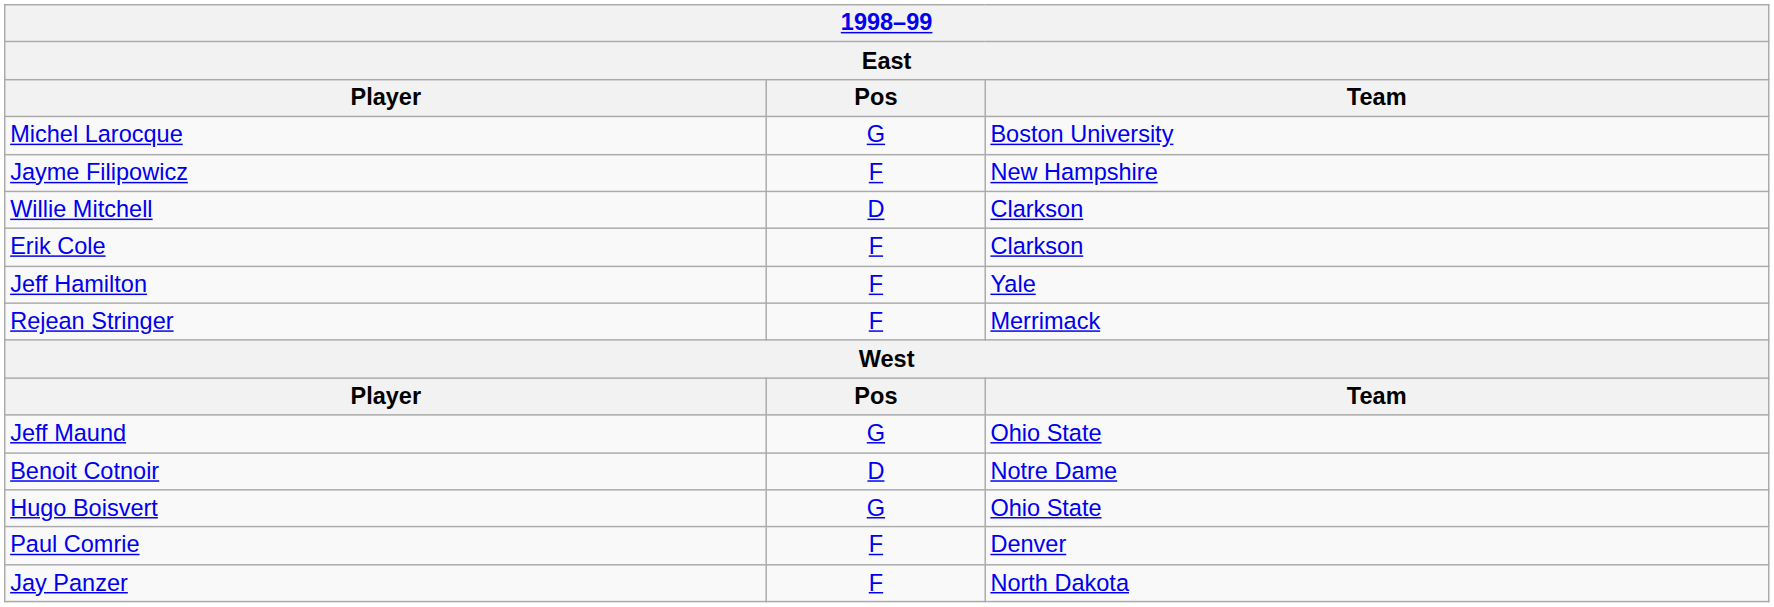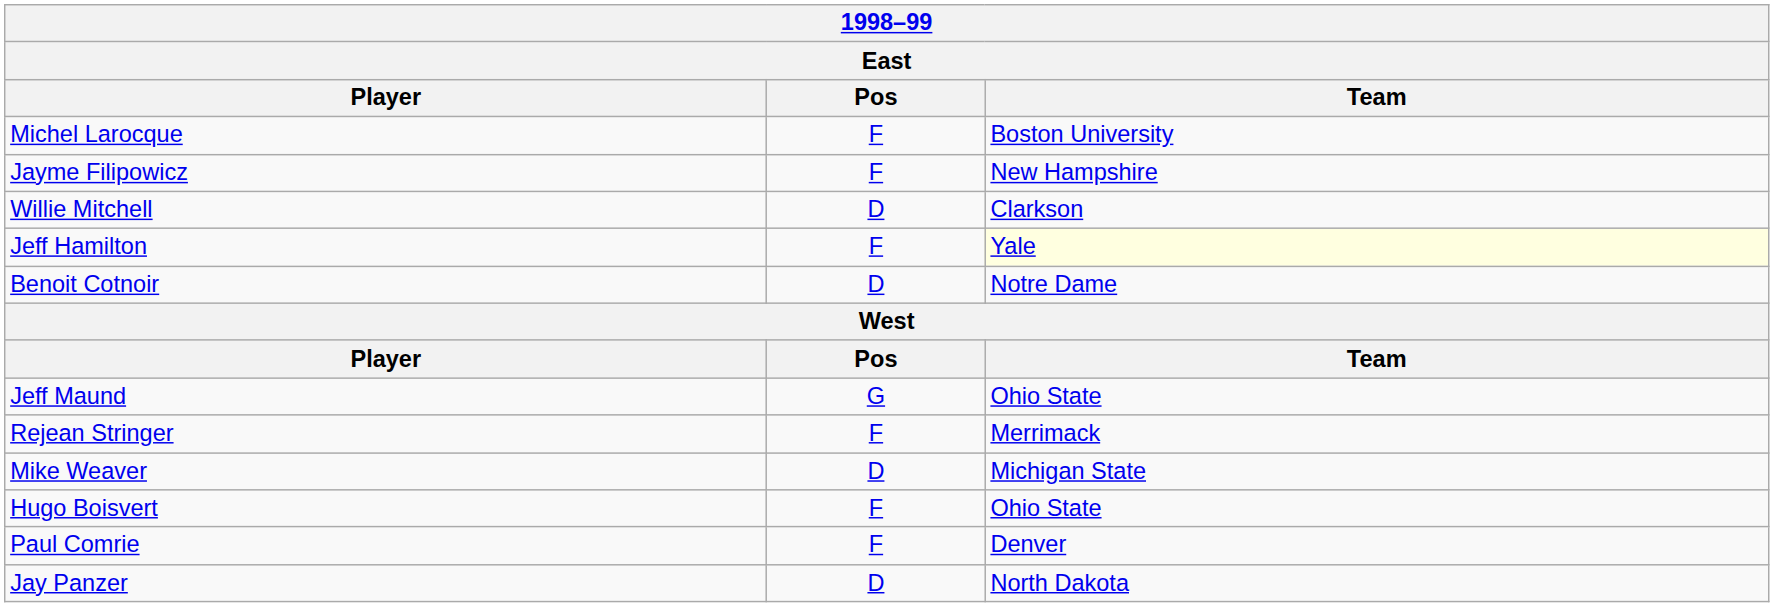(876, 135) G -> (876, 135) F
- row: (58, 246)
(1013, 284) no background -> (1013, 246) lightyellow background
rows swapped: (92, 321) <-> (85, 470)
+ row: (79, 470)
(876, 508) G -> (876, 508) F
(876, 582) F -> (876, 582) D
